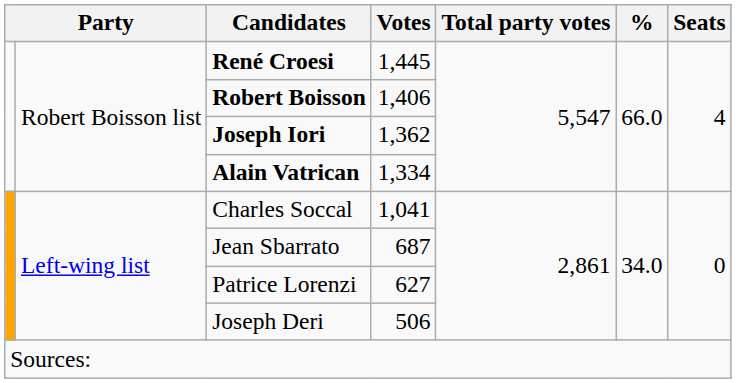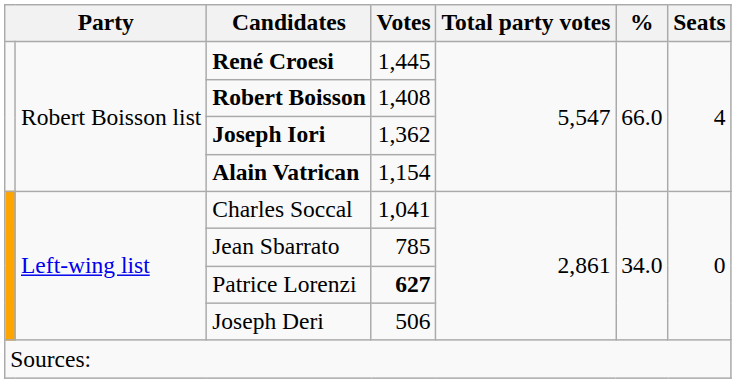(404, 97) 1,406 -> (404, 97) 1,408
(404, 172) 1,334 -> (404, 172) 1,154
(413, 246) 687 -> (413, 246) 785
(413, 284) normal -> (413, 284) bold
